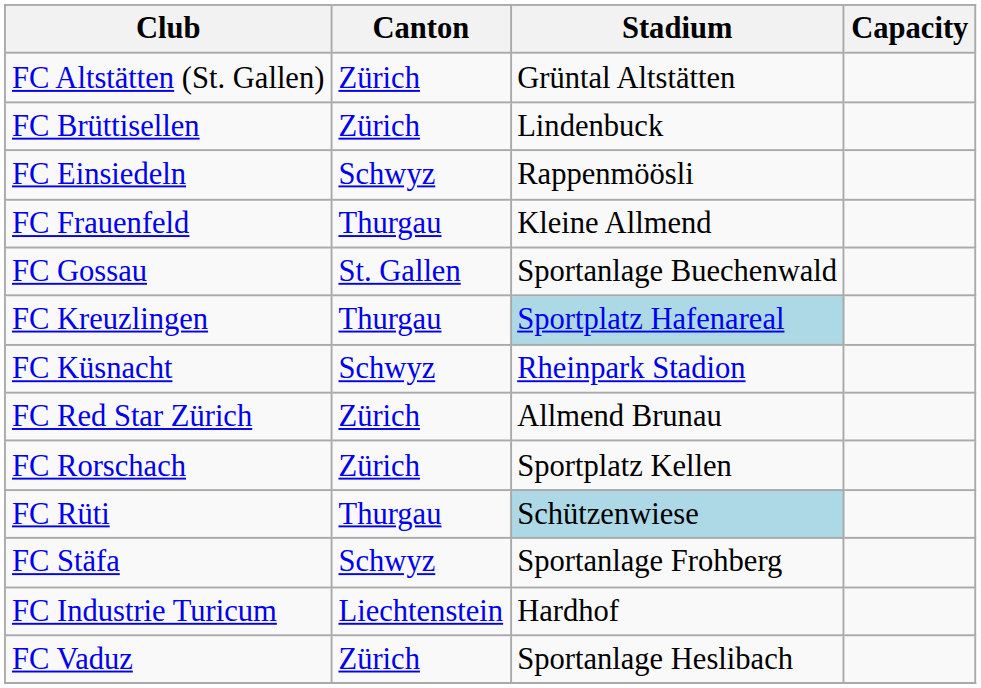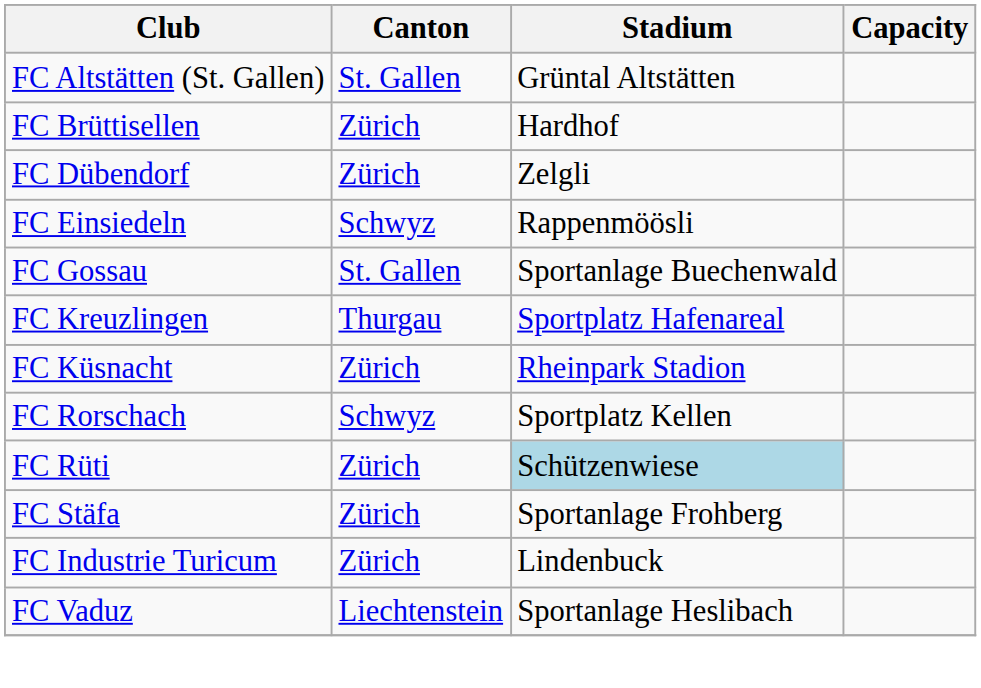(379, 77) Zürich -> (400, 77) St. Gallen
(590, 125) Lindenbuck -> (568, 125) Hardhof
+ row: (101, 174)
- row: (101, 222)
(651, 319) lightblue background -> (651, 319) no background
(387, 367) Schwyz -> (379, 367) Zürich
- row: (132, 416)
(379, 464) Zürich -> (387, 416) Schwyz
(390, 513) Thurgau -> (379, 464) Zürich
(387, 561) Schwyz -> (379, 513) Zürich
(421, 610) Liechtenstein -> (379, 561) Zürich
(568, 610) Hardhof -> (590, 561) Lindenbuck
(379, 658) Zürich -> (421, 610) Liechtenstein
